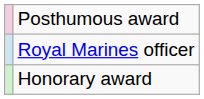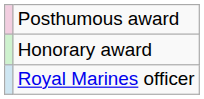rows swapped: (106, 49) <-> (85, 79)
